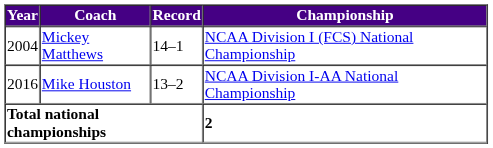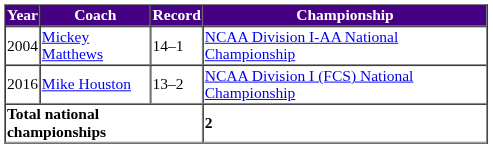(309, 45) NCAA Division I (FCS) National Championship -> (302, 45) NCAA Division I-AA National Championship
(302, 84) NCAA Division I-AA National Championship -> (309, 84) NCAA Division I (FCS) National Championship
